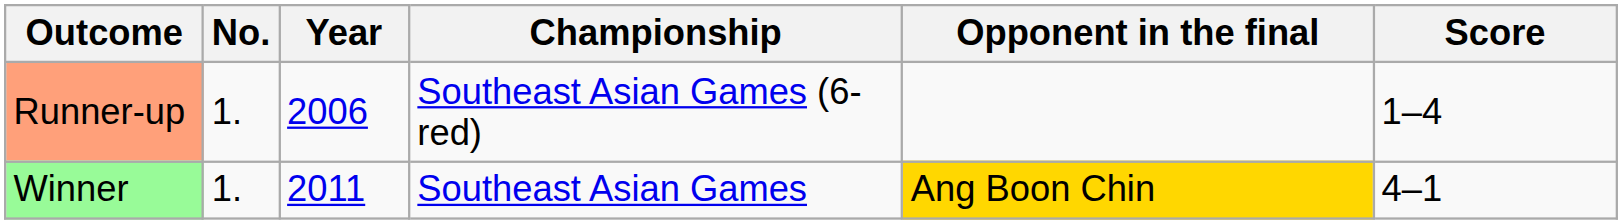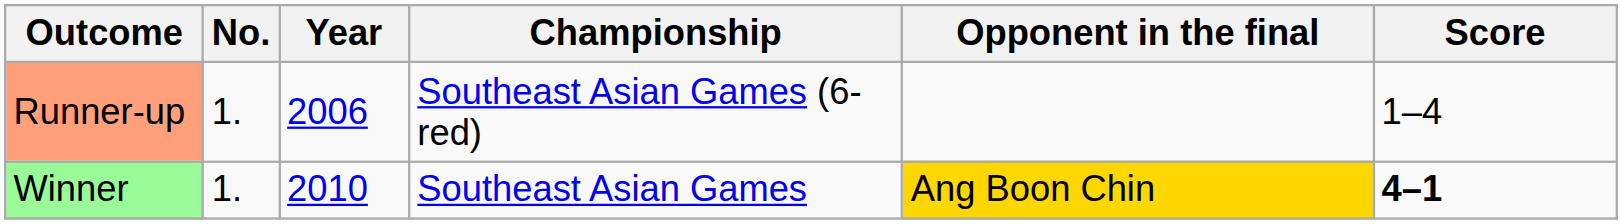(326, 189) 2011 -> (328, 189) 2010
(1412, 189) normal -> (1412, 189) bold
